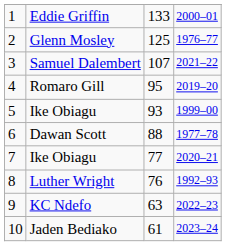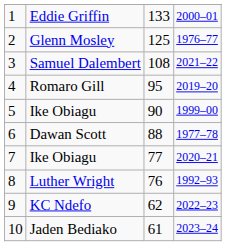(159, 63) 107 -> (159, 63) 108
(155, 110) 93 -> (155, 110) 90
(155, 205) 63 -> (155, 205) 62
